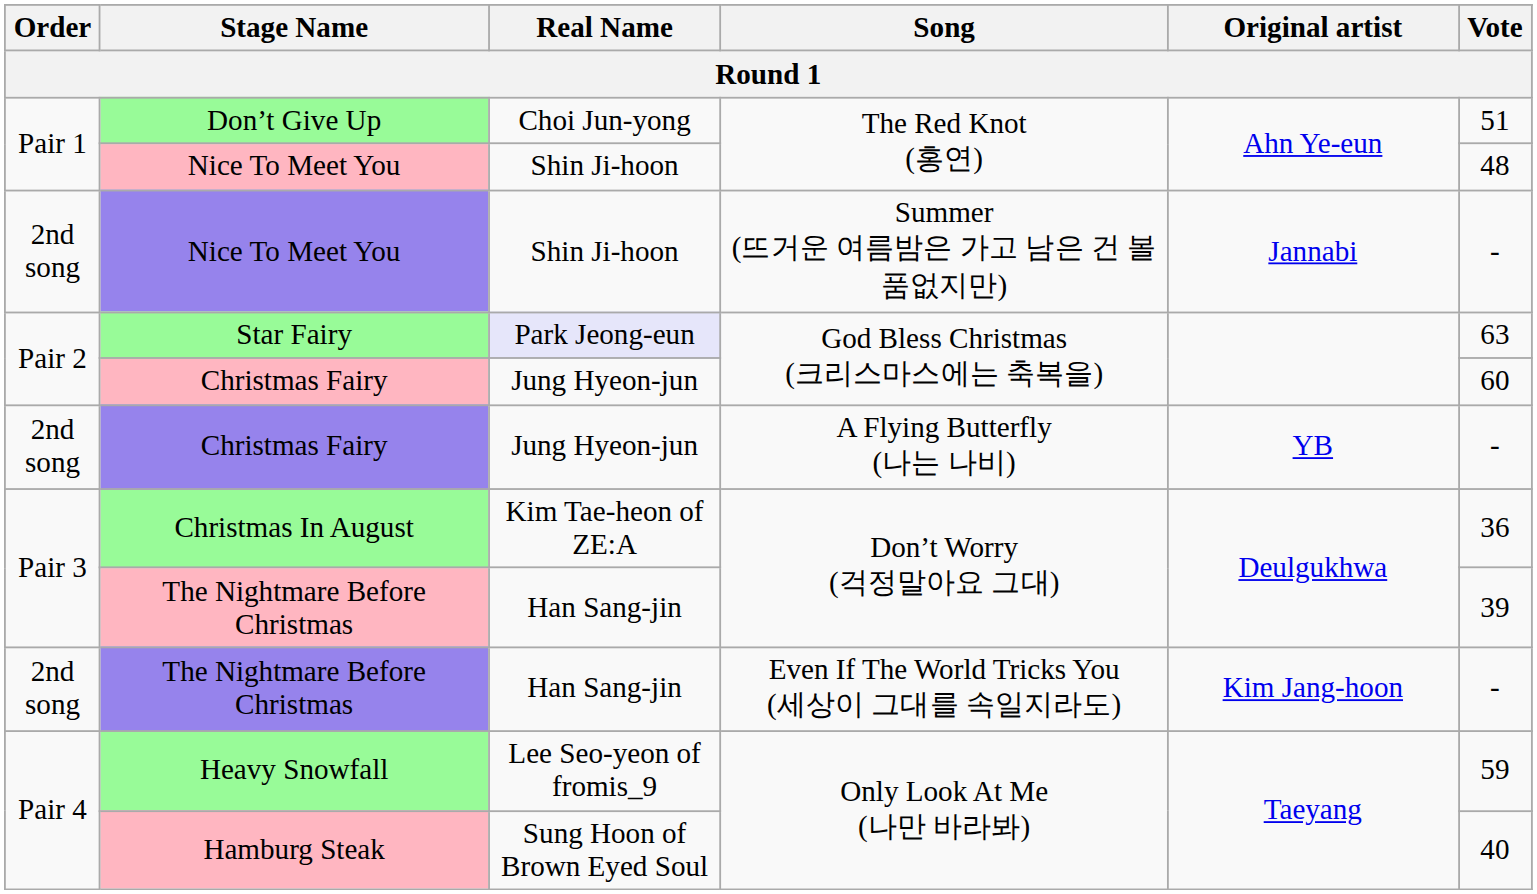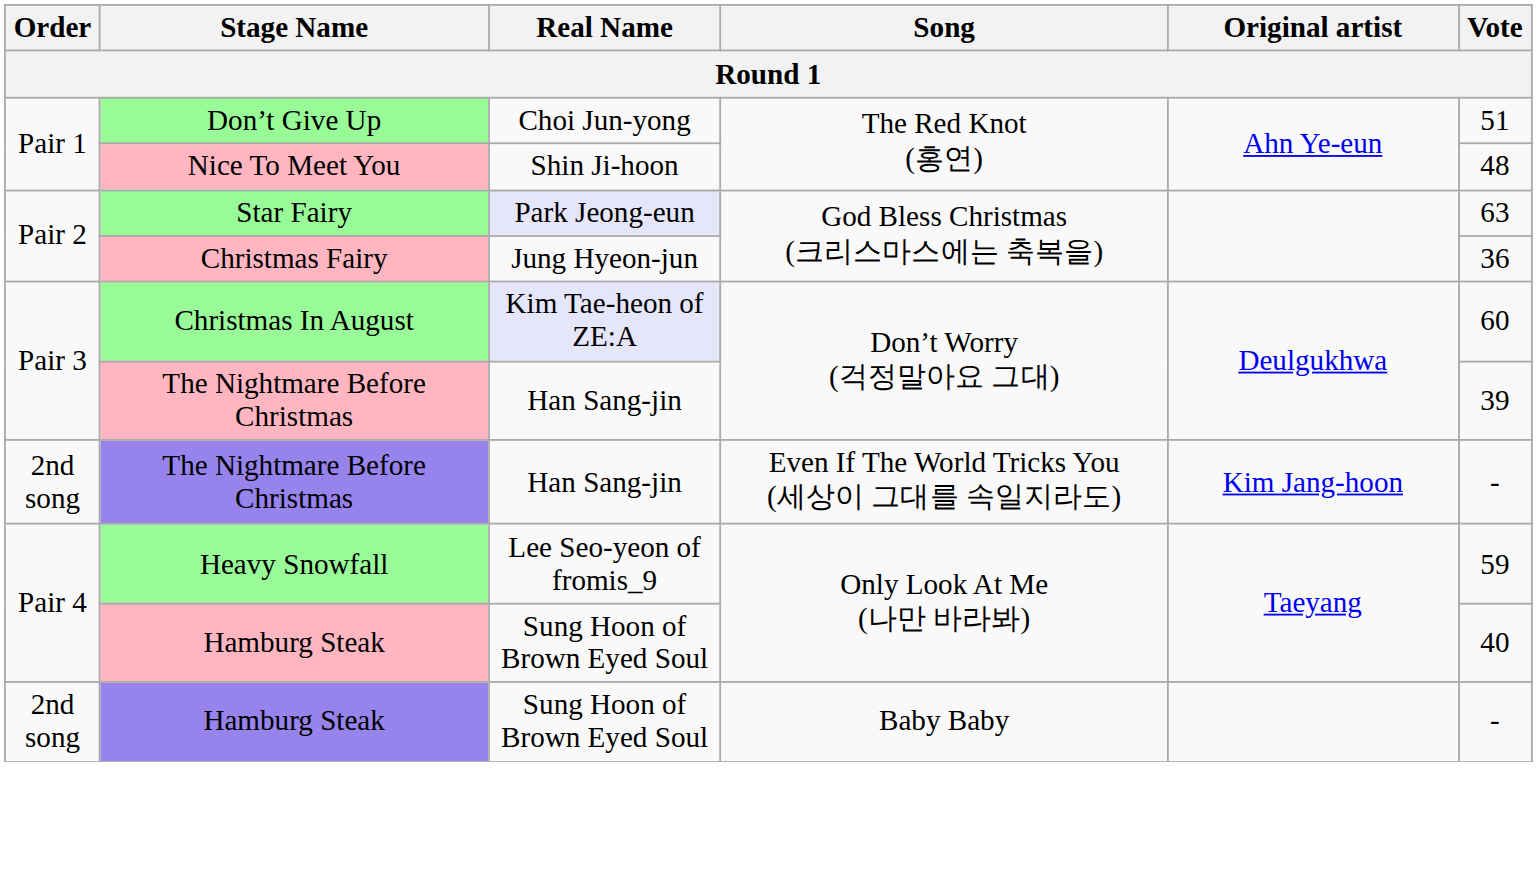- row: (294, 250)
(1495, 381) 60 -> (1495, 258) 36
- row: (294, 446)
(605, 528) no background -> (605, 321) lavender background
(1495, 528) 36 -> (1495, 321) 60
+ row: (294, 721)
